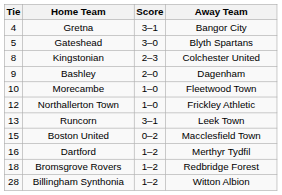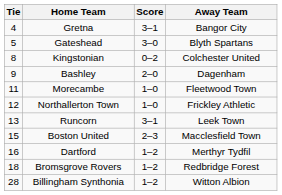(150, 58) 2–3 -> (150, 58) 0–2
(14, 89) 10 -> (14, 89) 11
(150, 136) 0–2 -> (150, 136) 2–3
